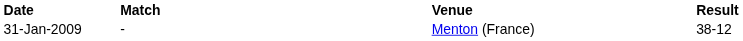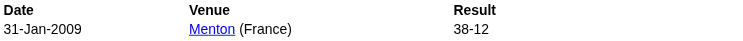- column: (140, 10)
